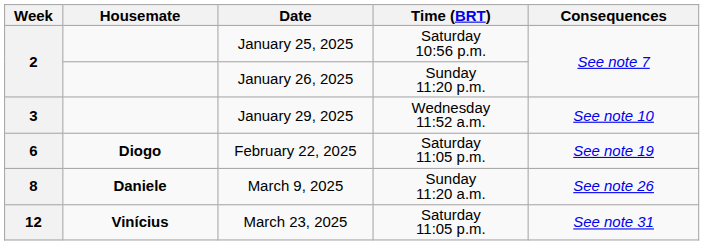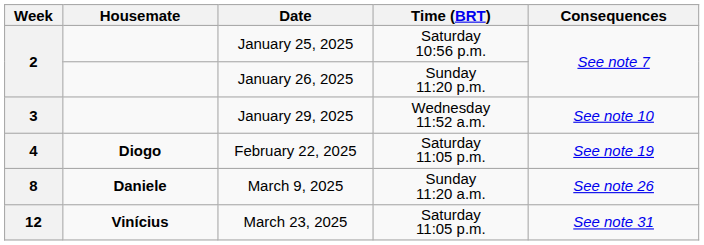(33, 150) 6 -> (33, 150) 4
